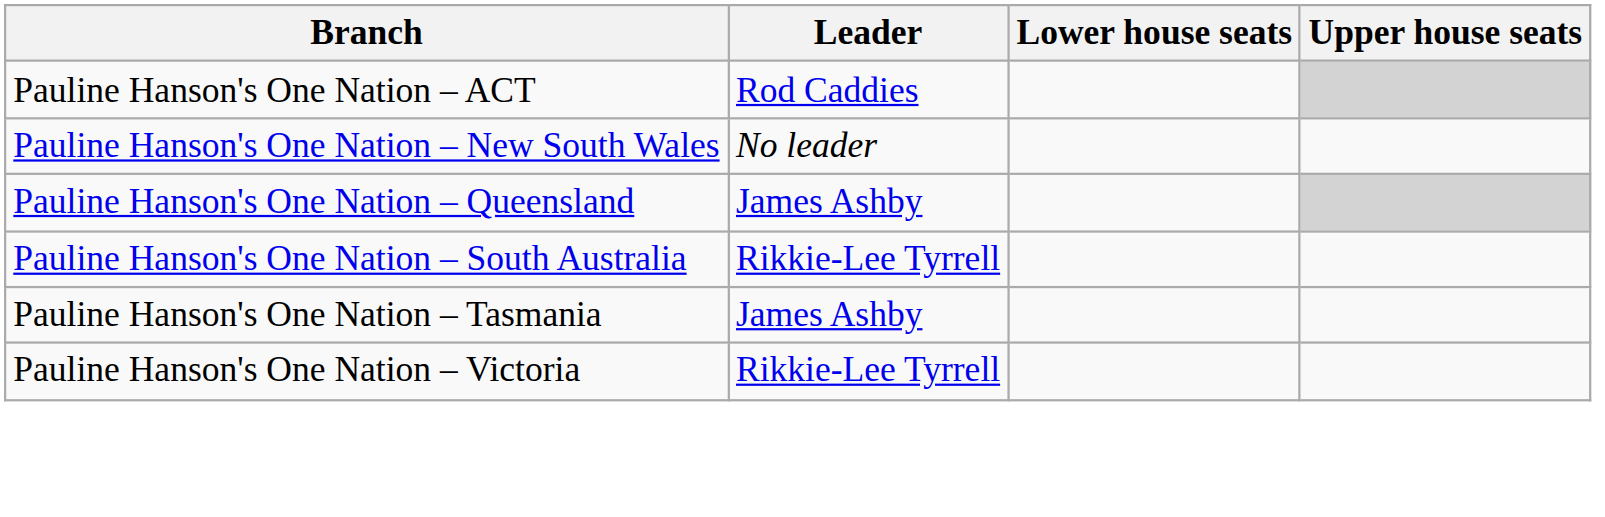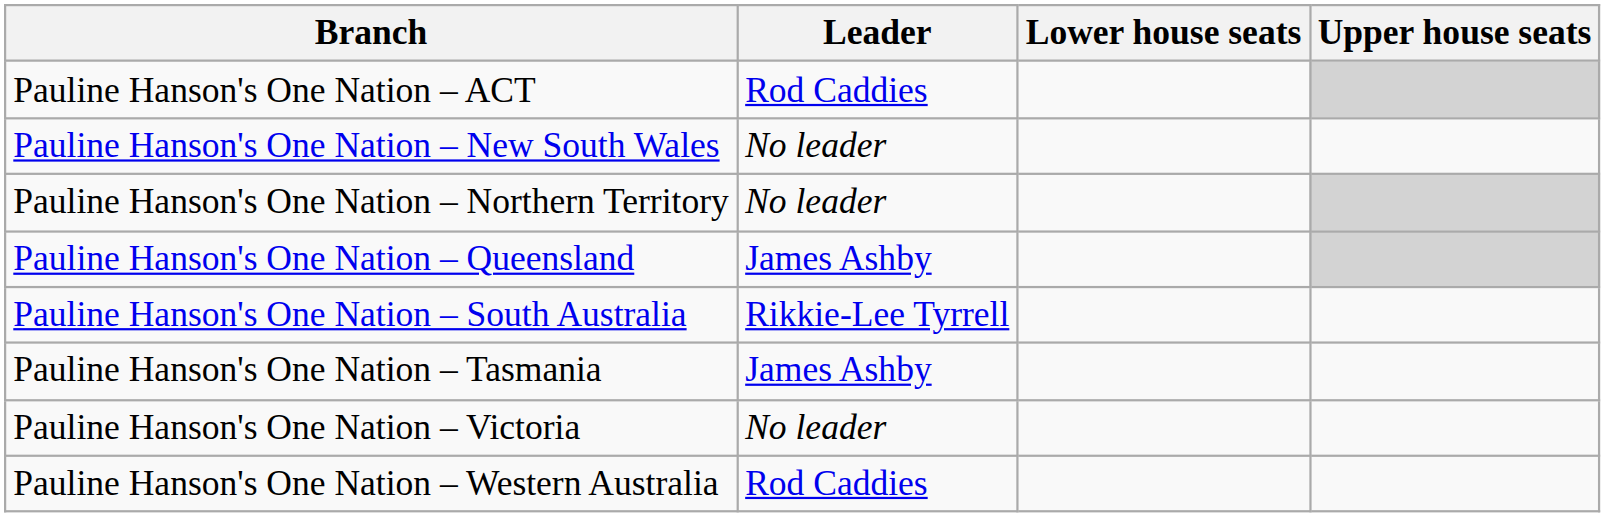+ row: (371, 201)
(868, 370) Rikkie-Lee Tyrrell -> (816, 426) No leader
+ row: (366, 483)
